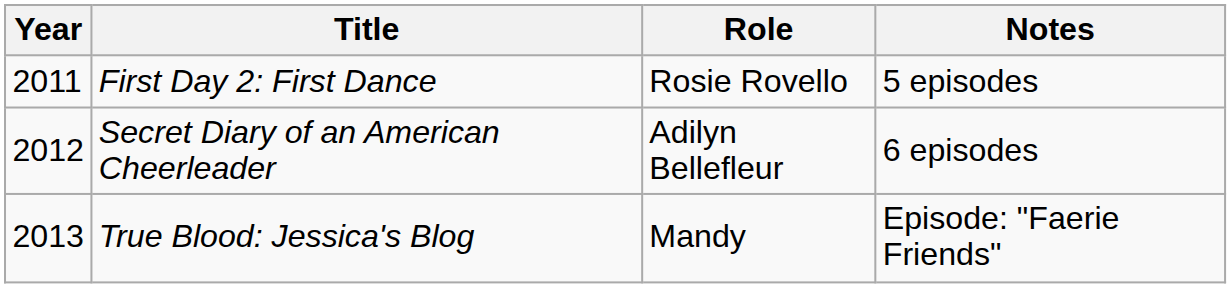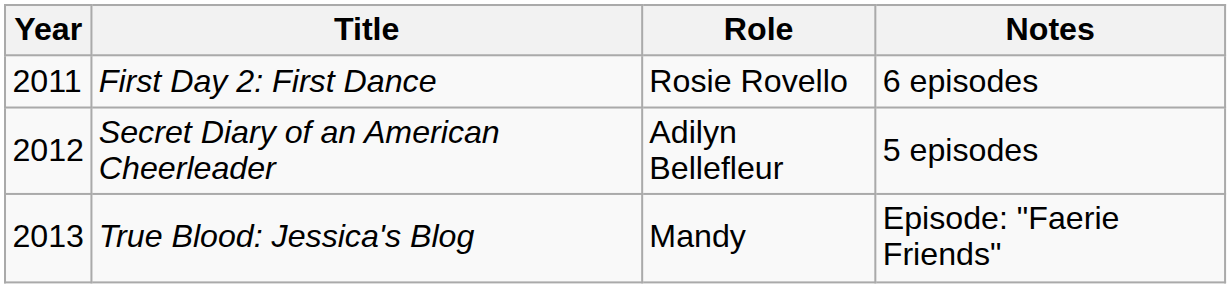(961, 81) 5 episodes -> (961, 81) 6 episodes
(961, 150) 6 episodes -> (961, 150) 5 episodes
